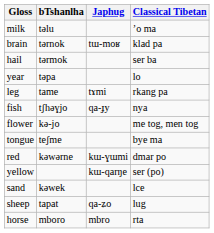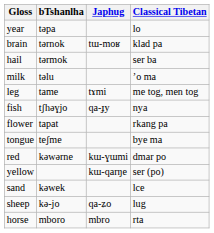rows swapped: (15, 76) <-> (16, 28)
(150, 92) rkang pa -> (166, 92) me tog, men tog
(49, 124) kə-jo -> (49, 124) tapat
(166, 124) me tog, men tog -> (150, 124) rkang pa
(49, 204) tapat -> (49, 204) kə-jo
